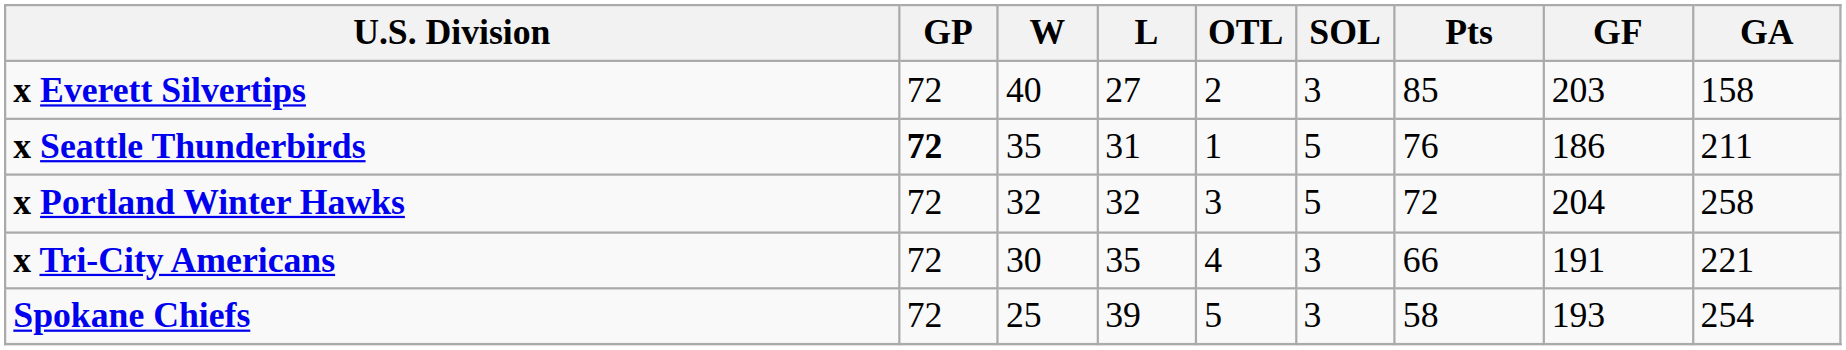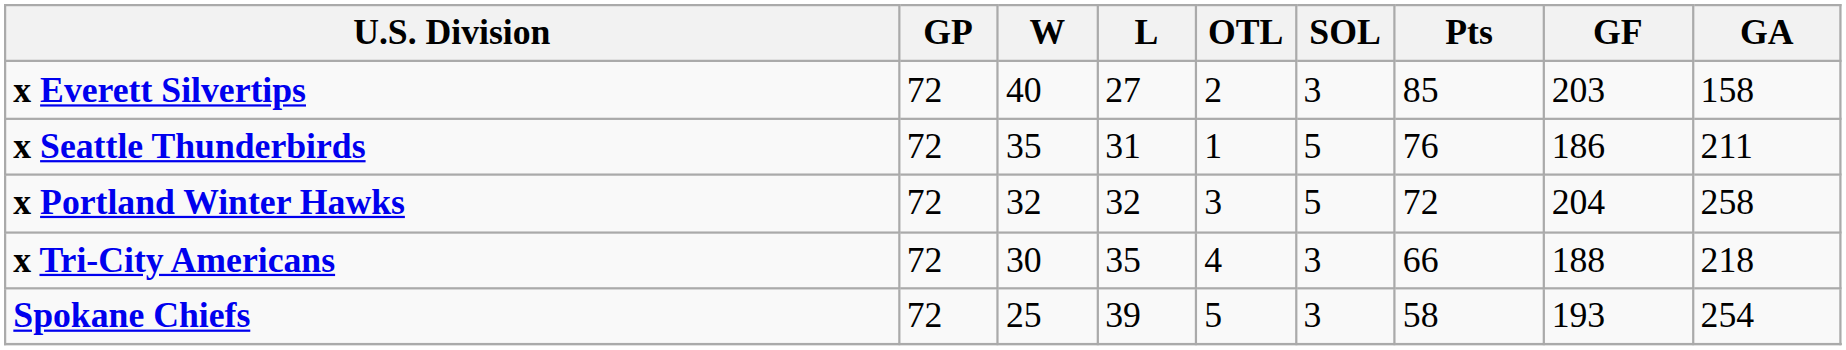(925, 145) bold -> (925, 145) normal
(1578, 259) 191 -> (1578, 259) 188
(1727, 259) 221 -> (1727, 259) 218
